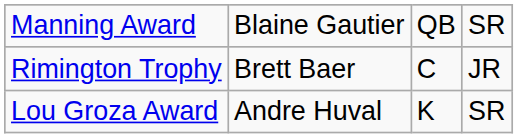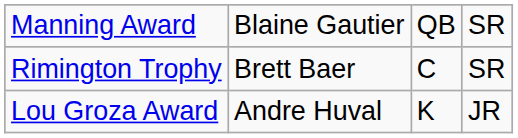(484, 68) JR -> (487, 68) SR
(487, 111) SR -> (484, 111) JR
